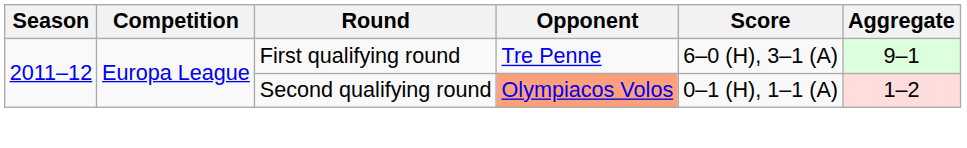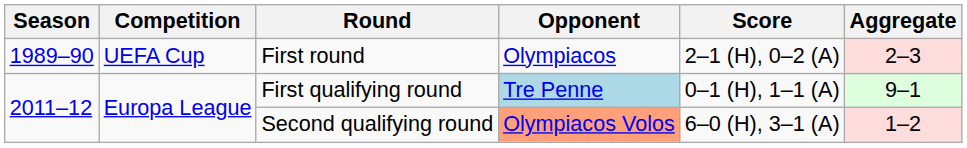+ row: (313, 55)
(552, 55) no background -> (553, 90) lightblue background
(761, 55) 6–0 (H), 3–1 (A) -> (762, 90) 0–1 (H), 1–1 (A)
(761, 90) 0–1 (H), 1–1 (A) -> (762, 124) 6–0 (H), 3–1 (A)
